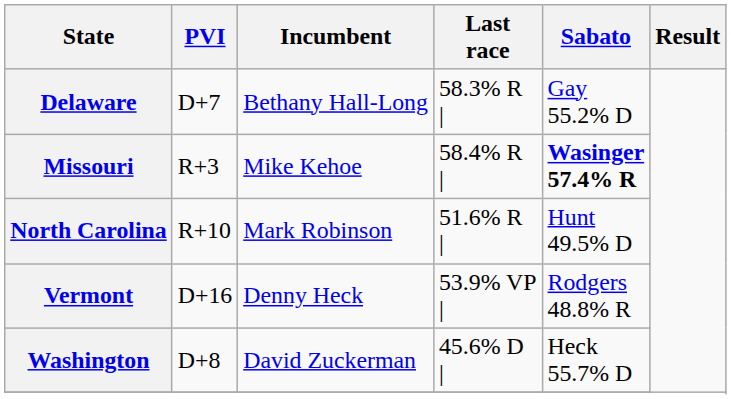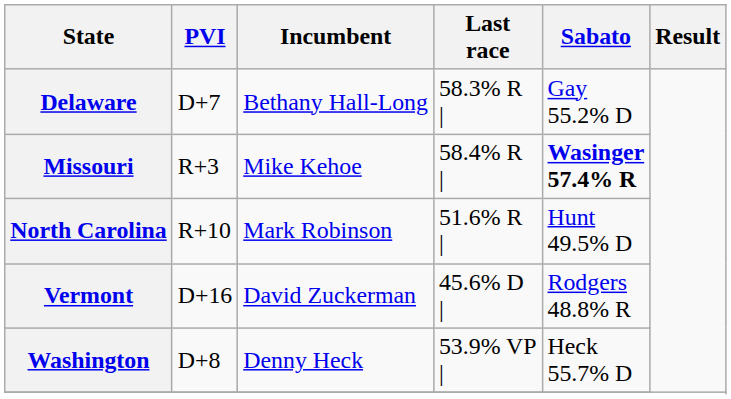(303, 295) Denny Heck -> (330, 295) David Zuckerman
(488, 295) 53.9% VP | -> (481, 295) 45.6% D |
(330, 359) David Zuckerman -> (303, 359) Denny Heck
(481, 359) 45.6% D | -> (488, 359) 53.9% VP |
